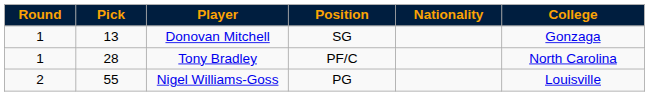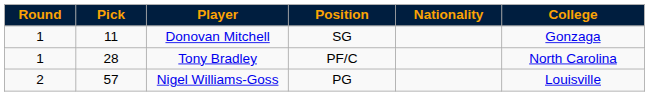(111, 36) 13 -> (111, 36) 11
(111, 79) 55 -> (111, 79) 57
